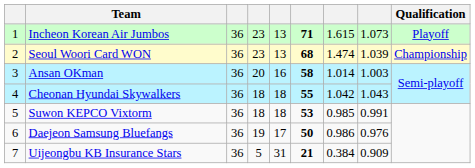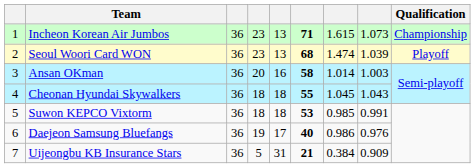(431, 34) Playoff -> (431, 34) Championship
(431, 53) Championship -> (431, 53) Playoff
(341, 93) 1.042 -> (341, 93) 1.045
(307, 133) 50 -> (307, 133) 40
